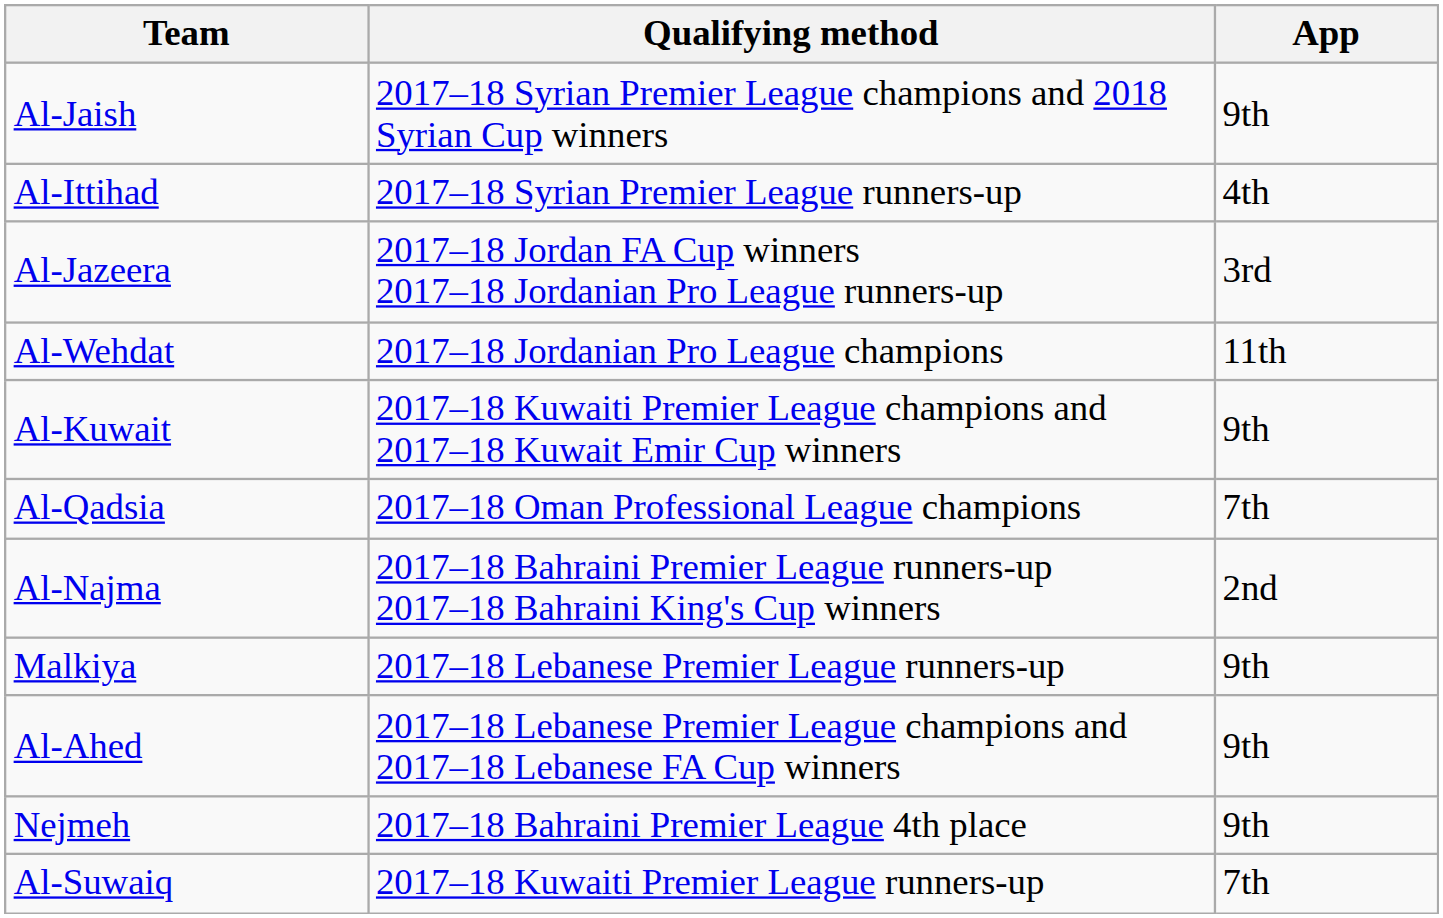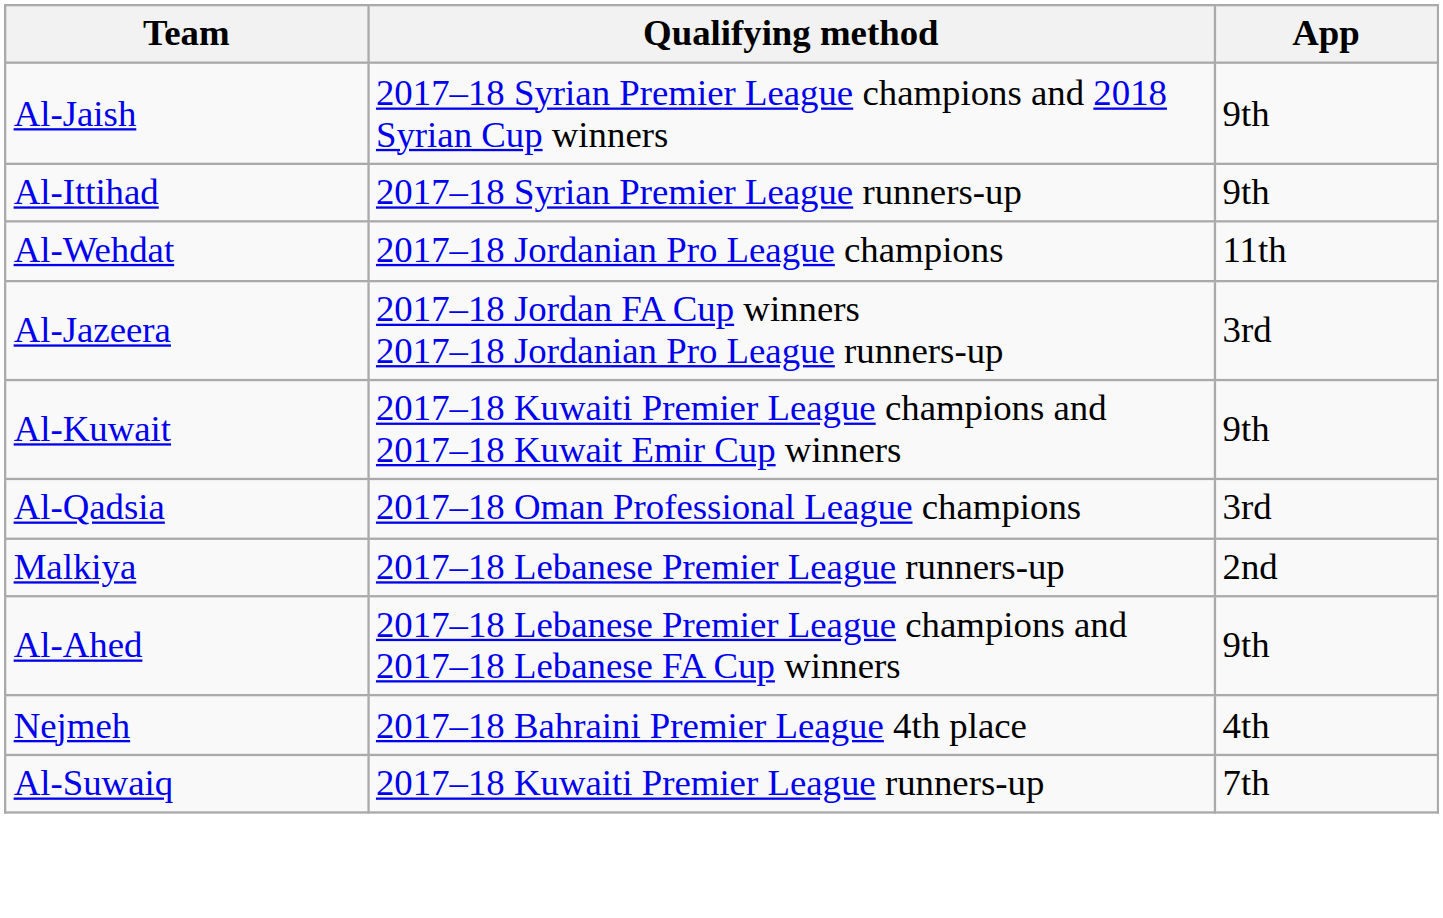(1246, 191) 4th -> (1246, 191) 9th
rows swapped: (94, 349) <-> (92, 270)
(1246, 508) 7th -> (1247, 508) 3rd
- row: (87, 587)
(1246, 666) 9th -> (1250, 566) 2nd
(1246, 824) 9th -> (1246, 724) 4th
